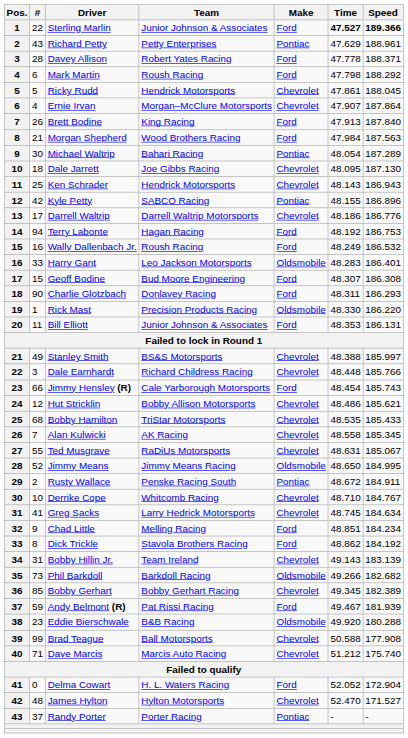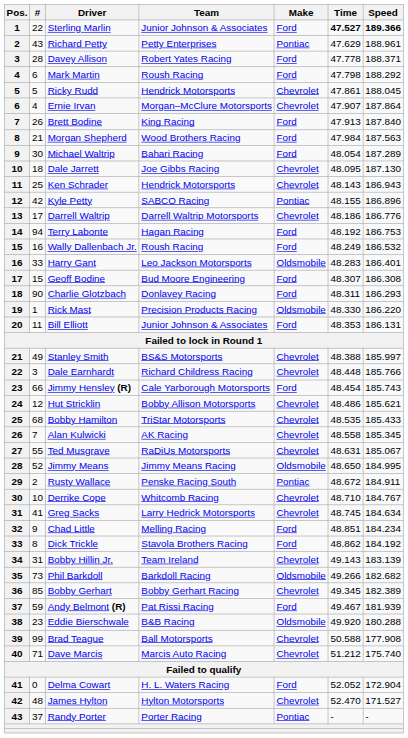(293, 153) Pontiac -> (287, 153) Ford
